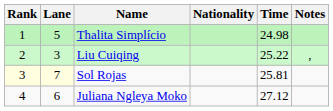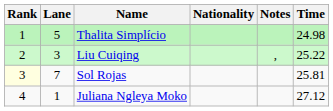columns swapped: (274, 14) <-> (310, 14)
(57, 75) lightyellow background -> (57, 75) no background
(57, 95) 6 -> (57, 95) 1
